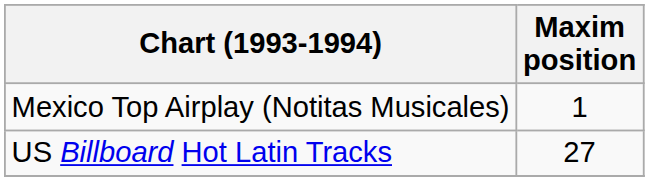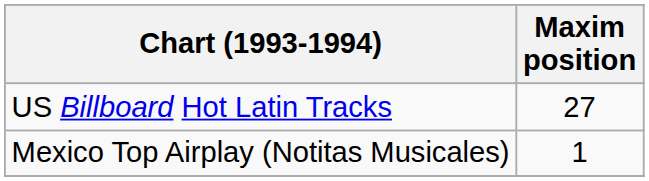rows swapped: (261, 106) <-> (202, 152)
